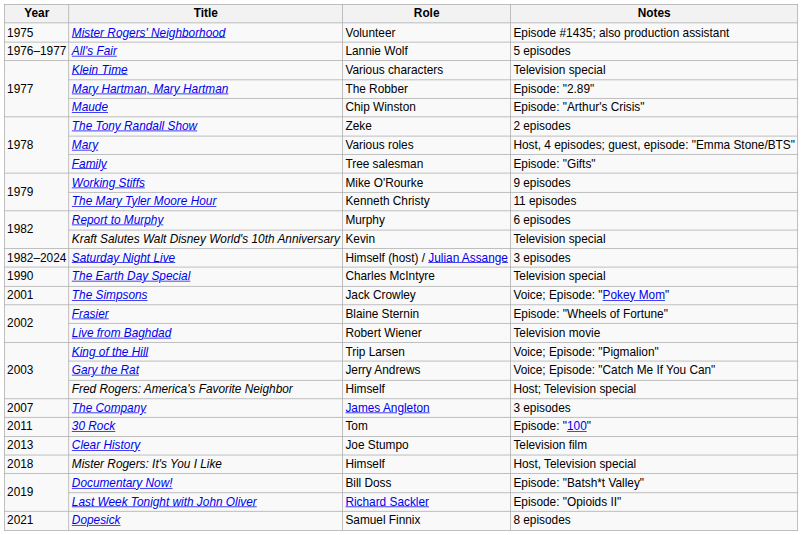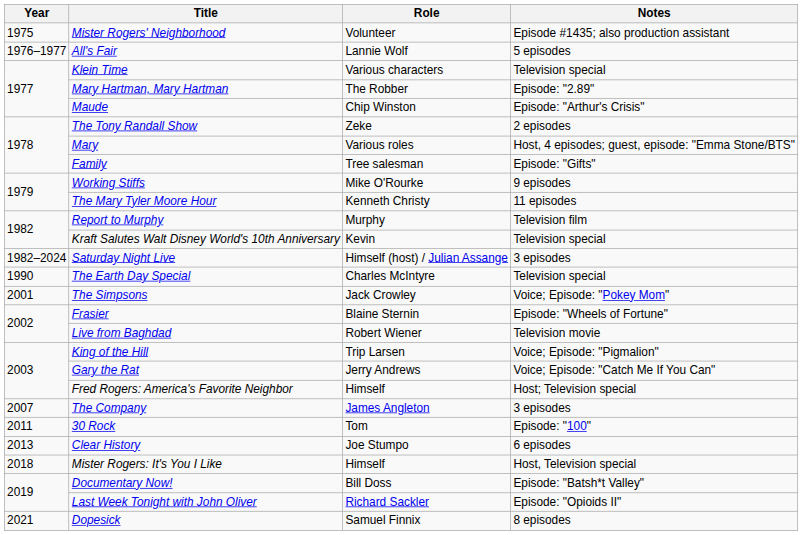(542, 220) 6 episodes -> (550, 220) Television film
(550, 445) Television film -> (542, 445) 6 episodes
